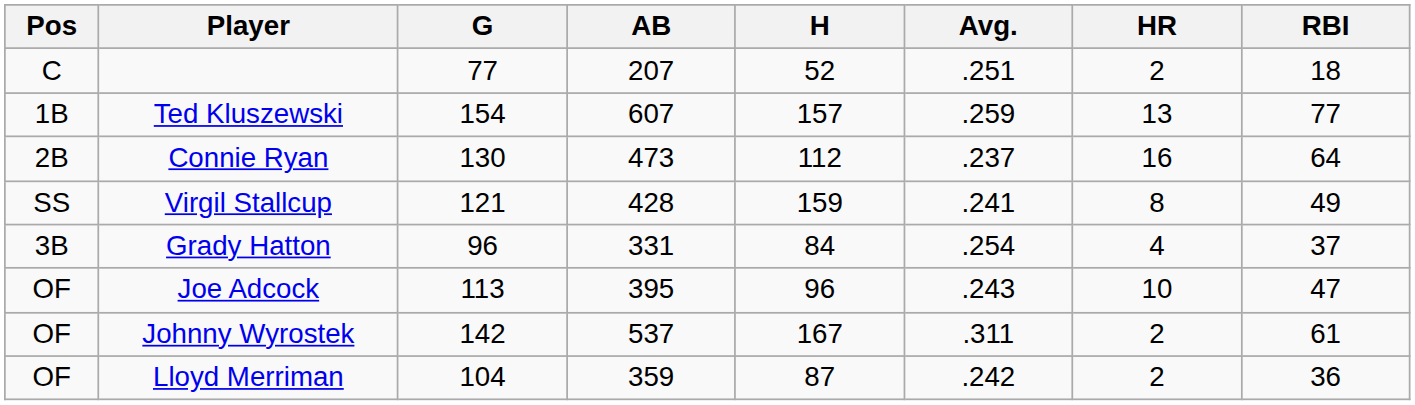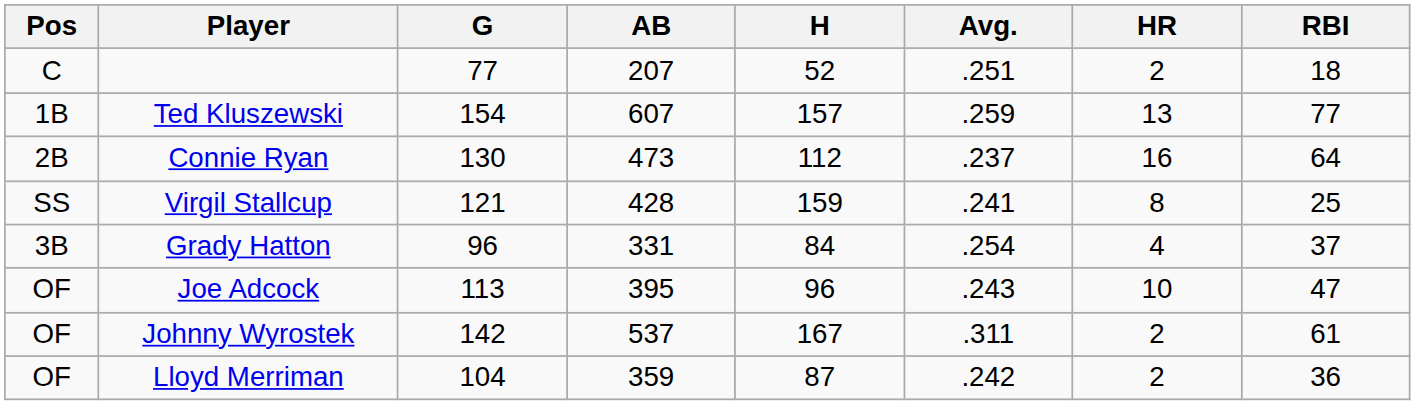(1326, 202) 49 -> (1326, 202) 25
